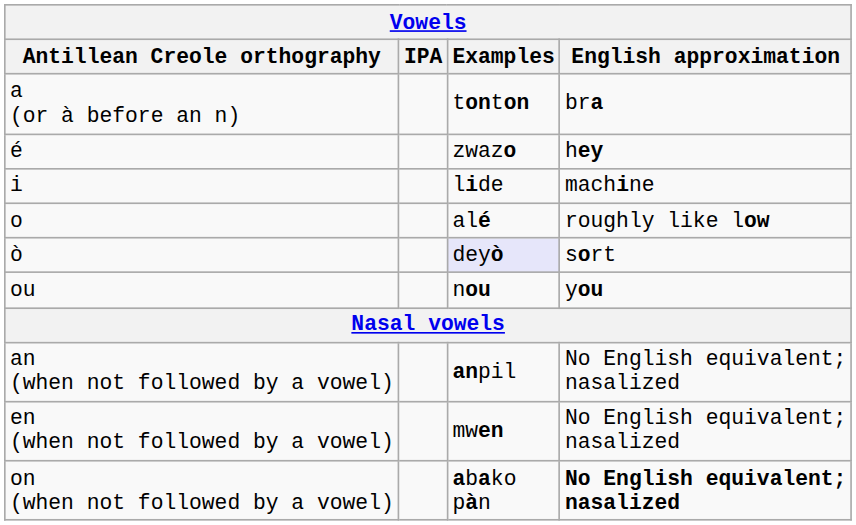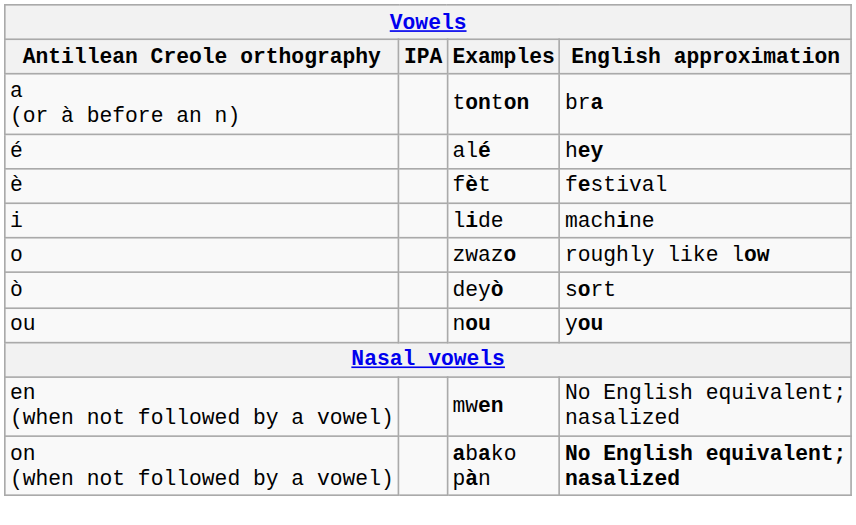(484, 151) zwazo -> (472, 151) alé
+ row: (16, 186)
(472, 221) alé -> (484, 255) zwazo
(478, 255) lavender background -> (478, 290) no background
- row: (202, 372)
